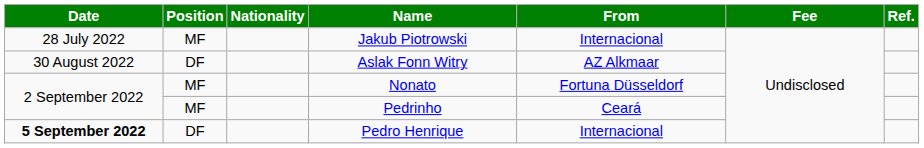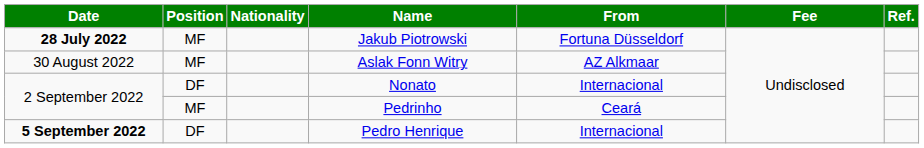(84, 39) normal -> (84, 39) bold
(621, 39) Internacional -> (621, 39) Fortuna Düsseldorf
(195, 62) DF -> (195, 62) MF
(195, 85) MF -> (195, 85) DF
(621, 85) Fortuna Düsseldorf -> (621, 85) Internacional
